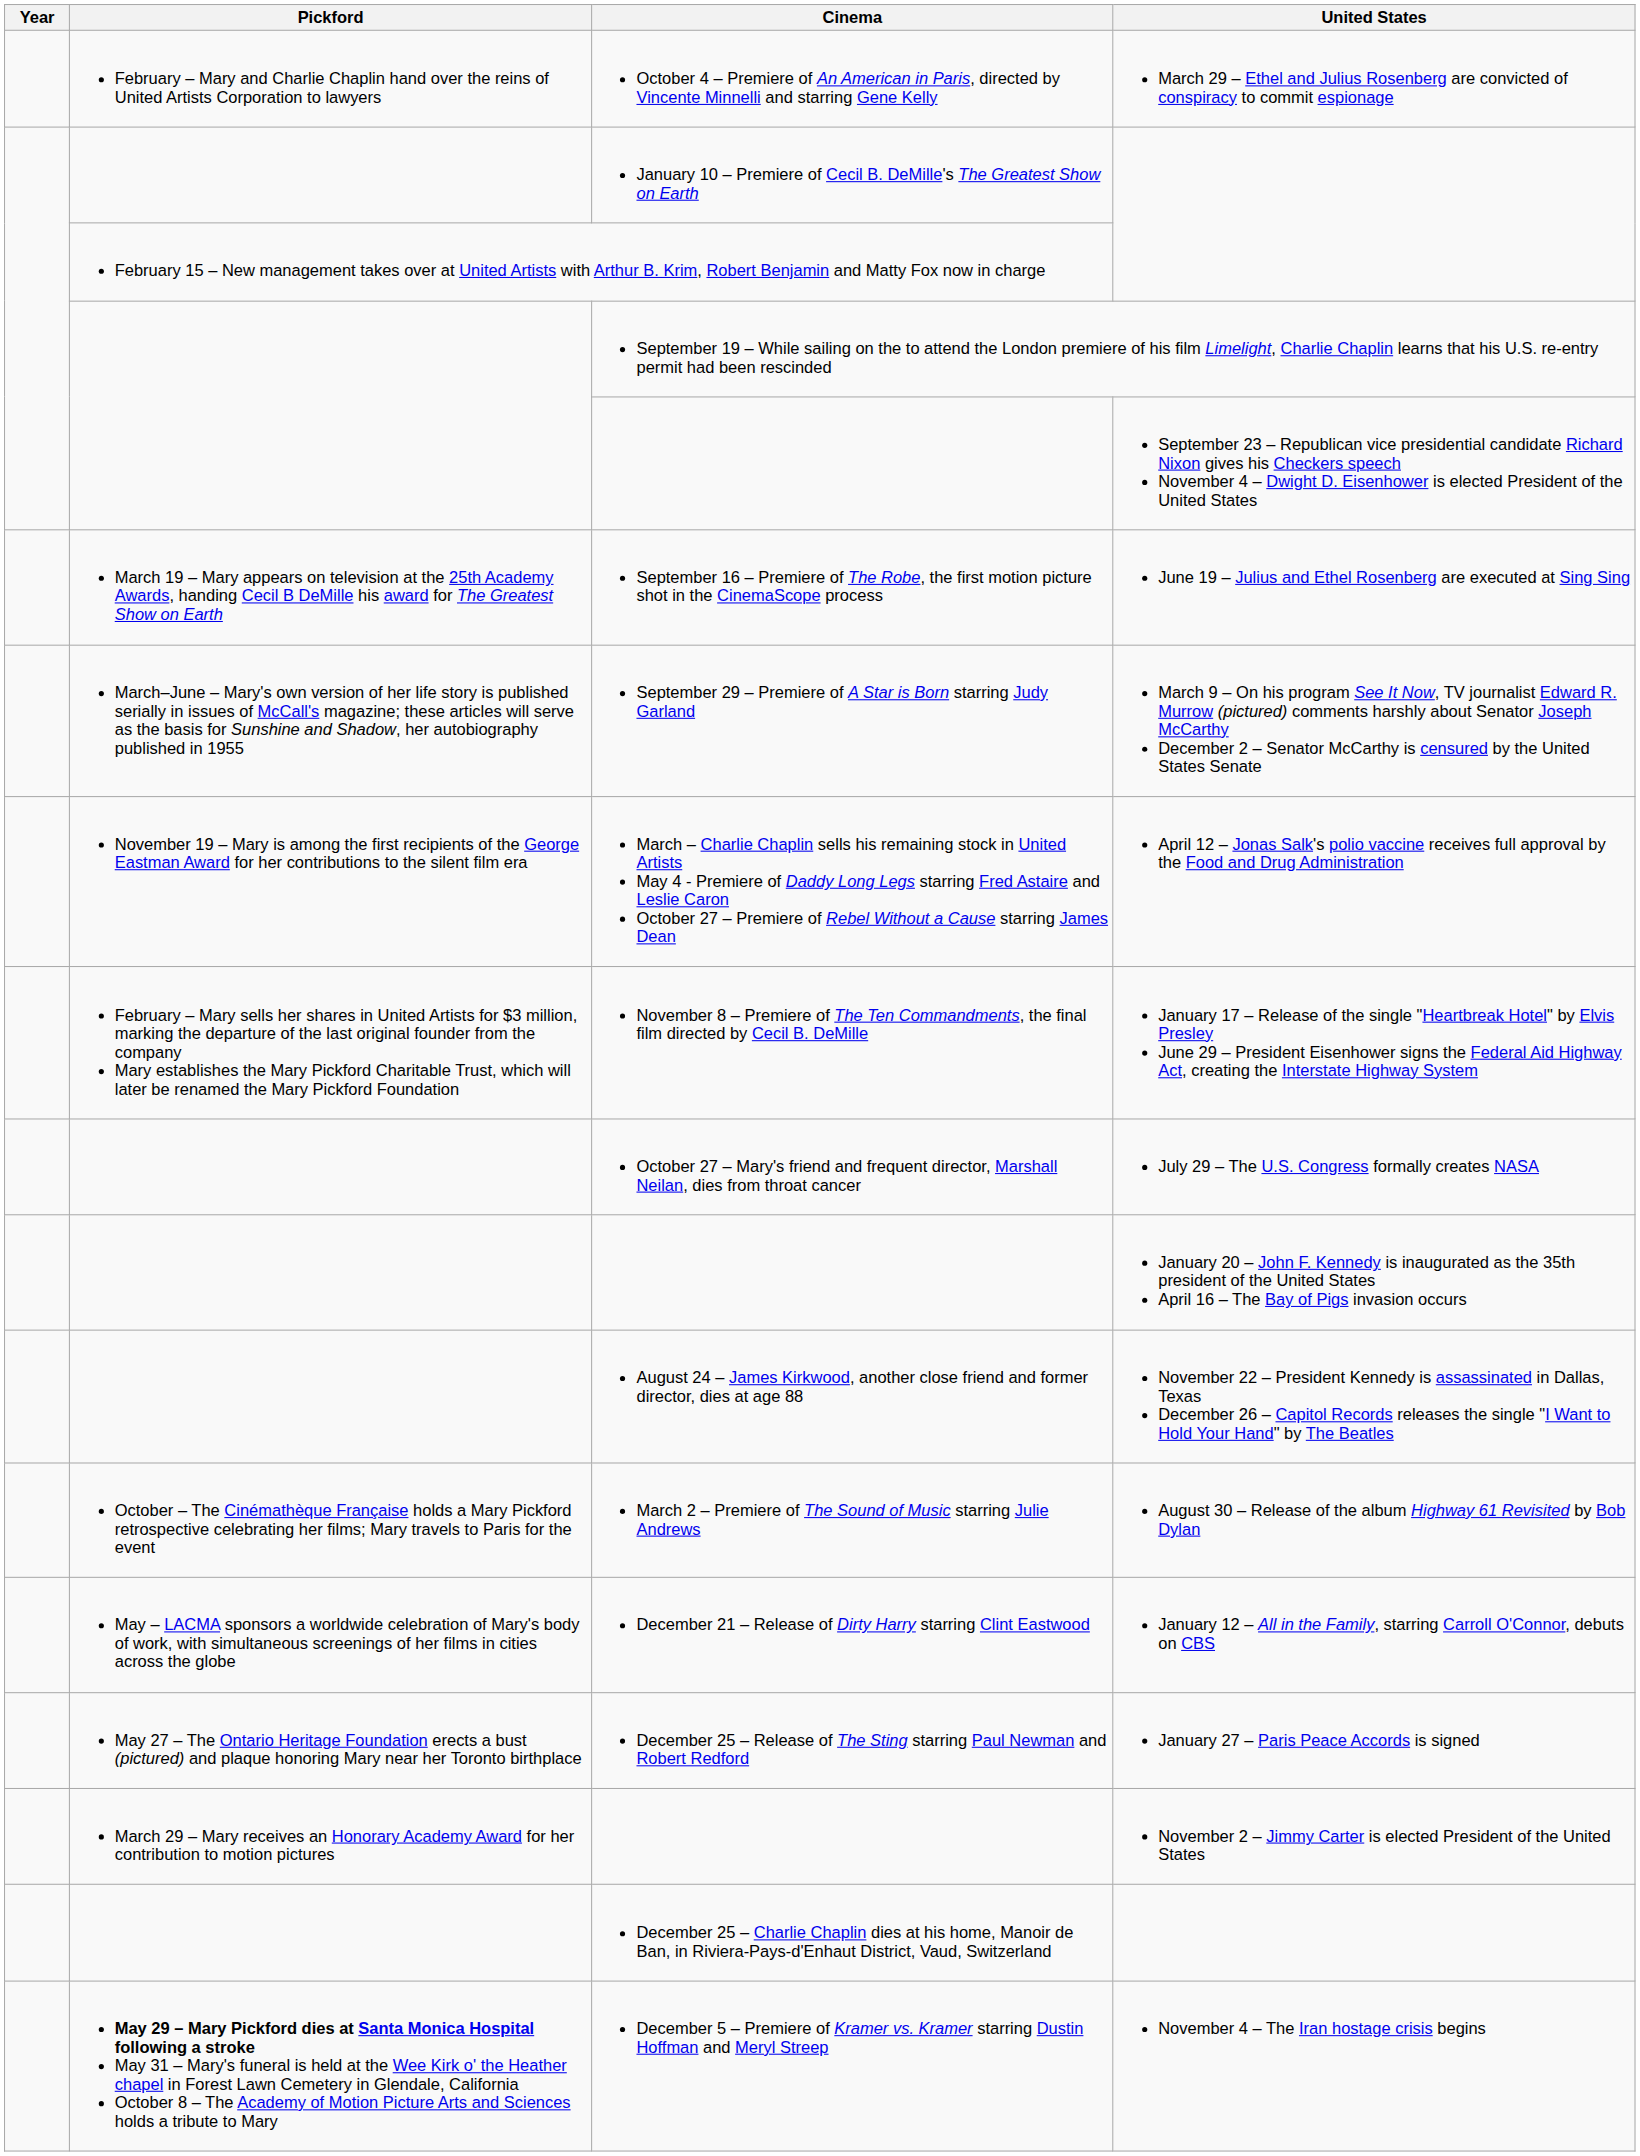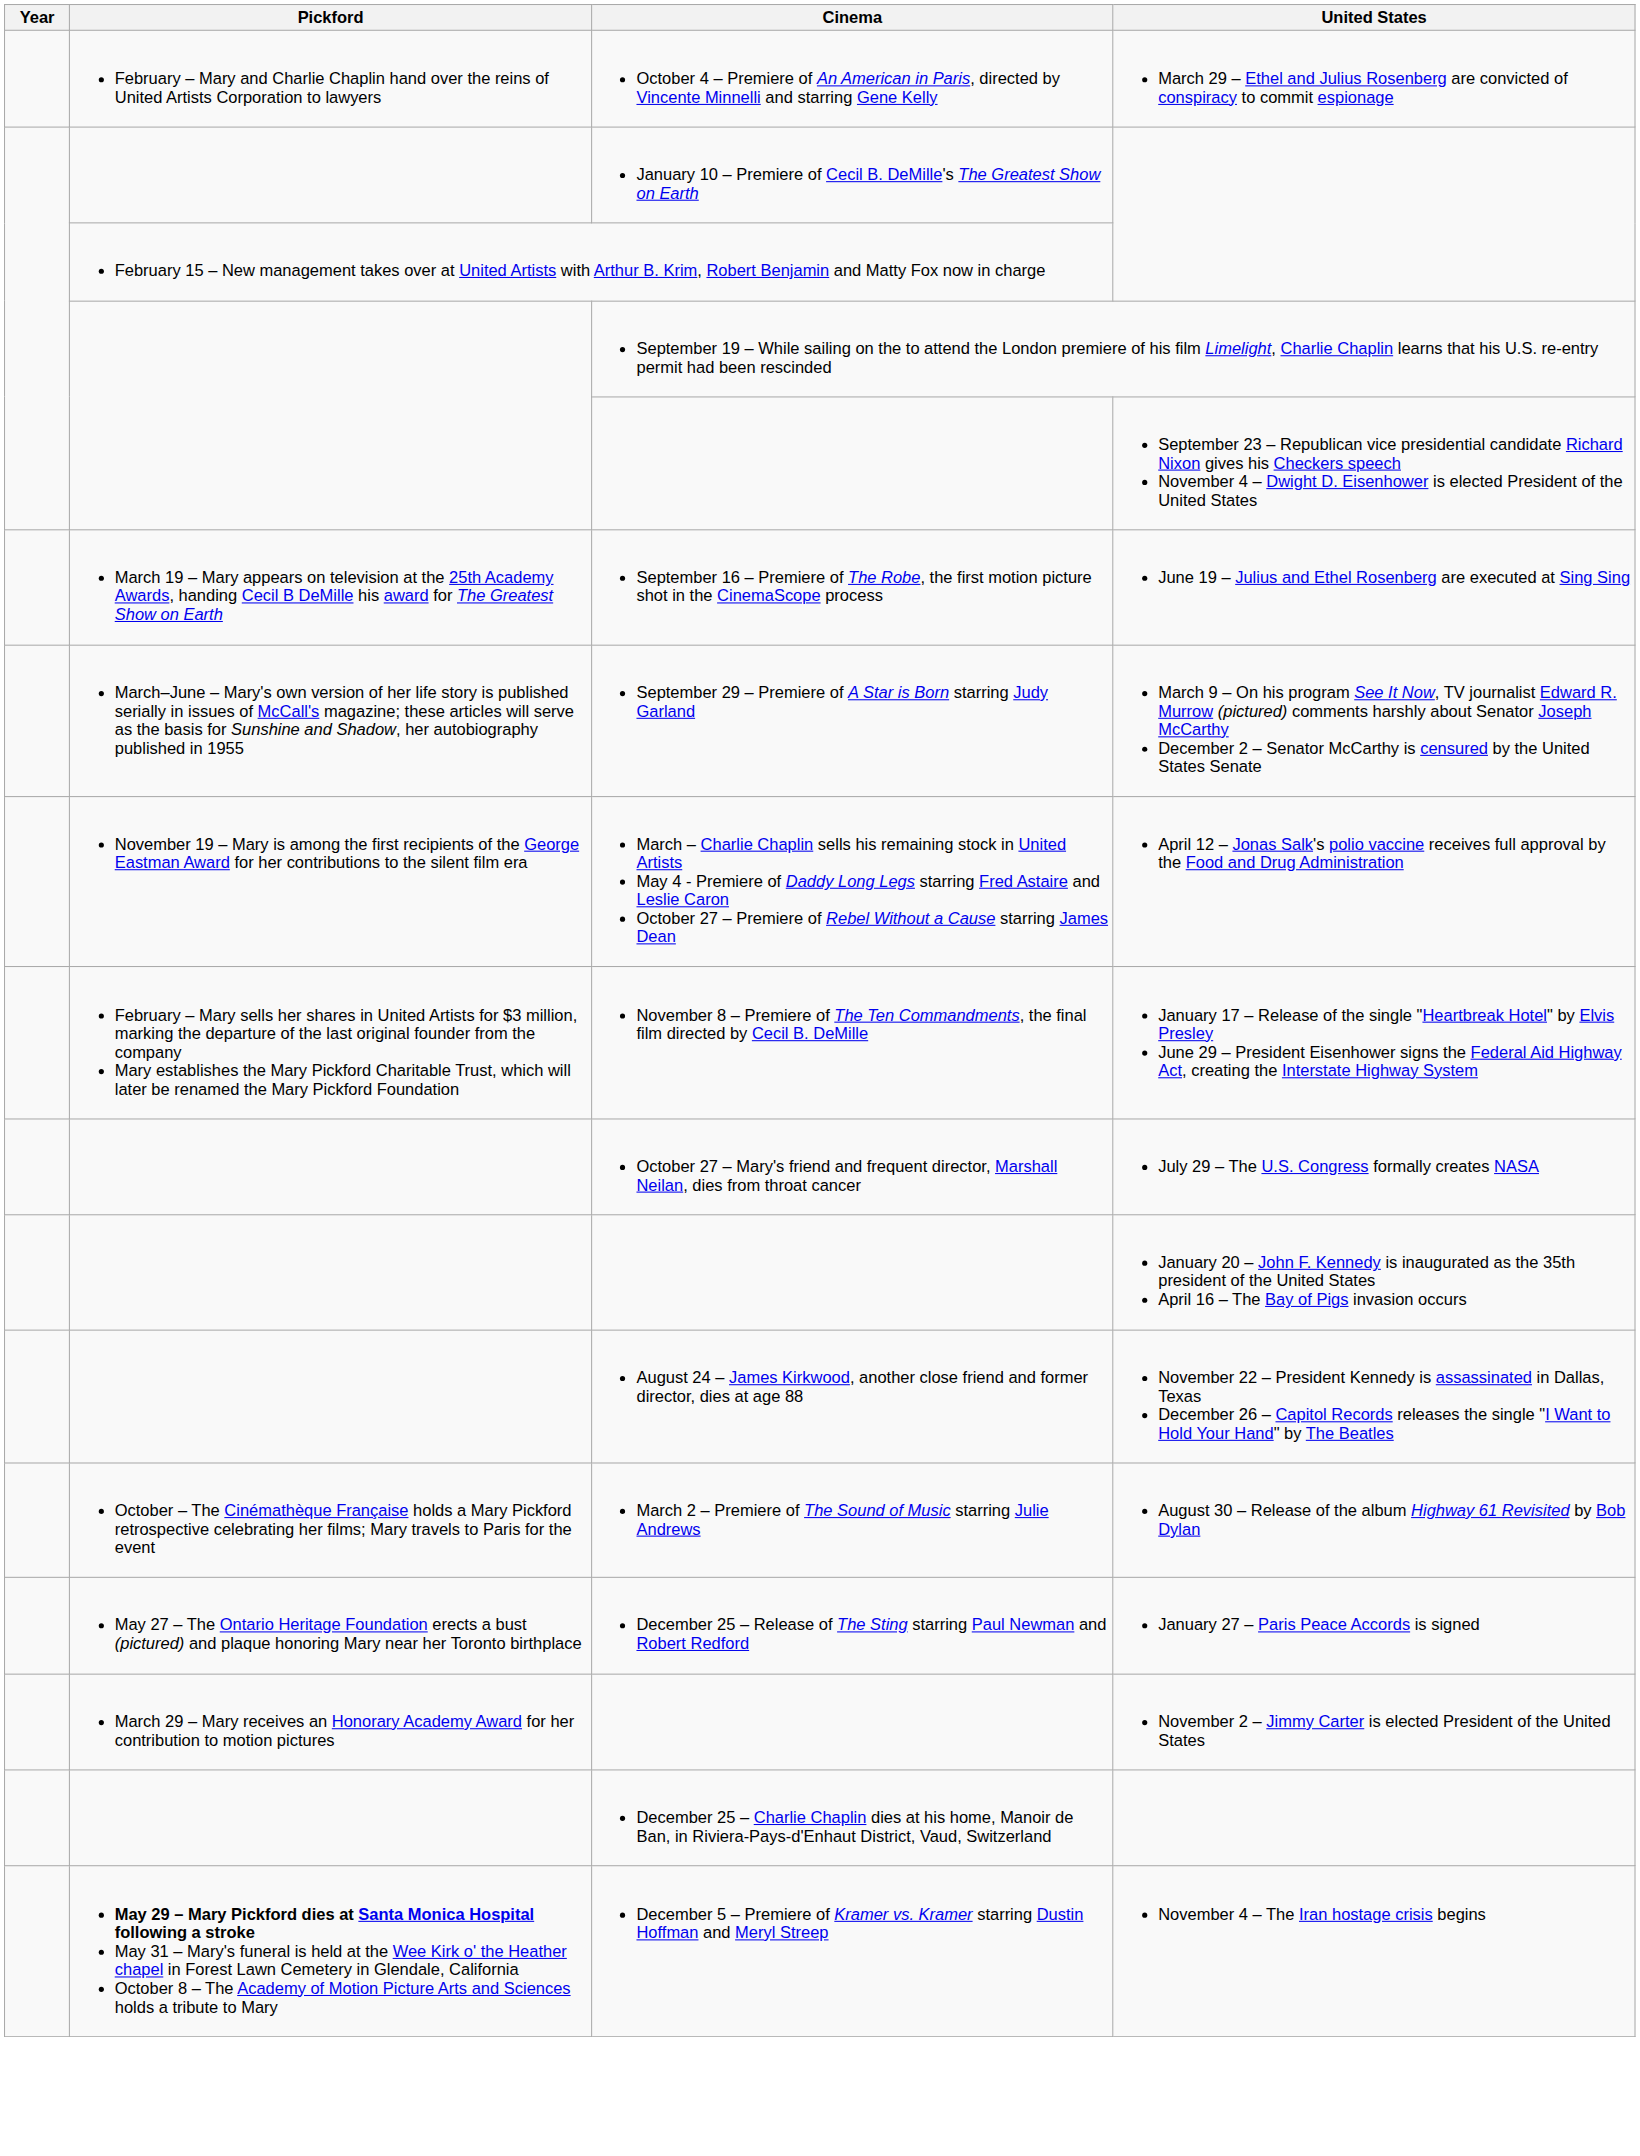- row: (852, 1626)
